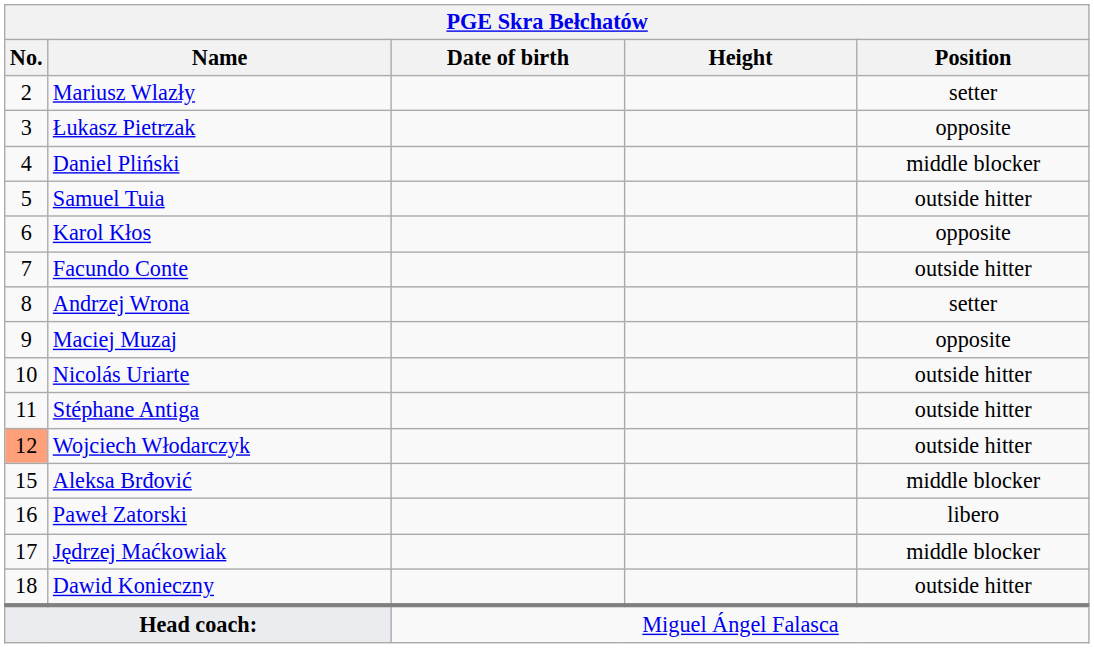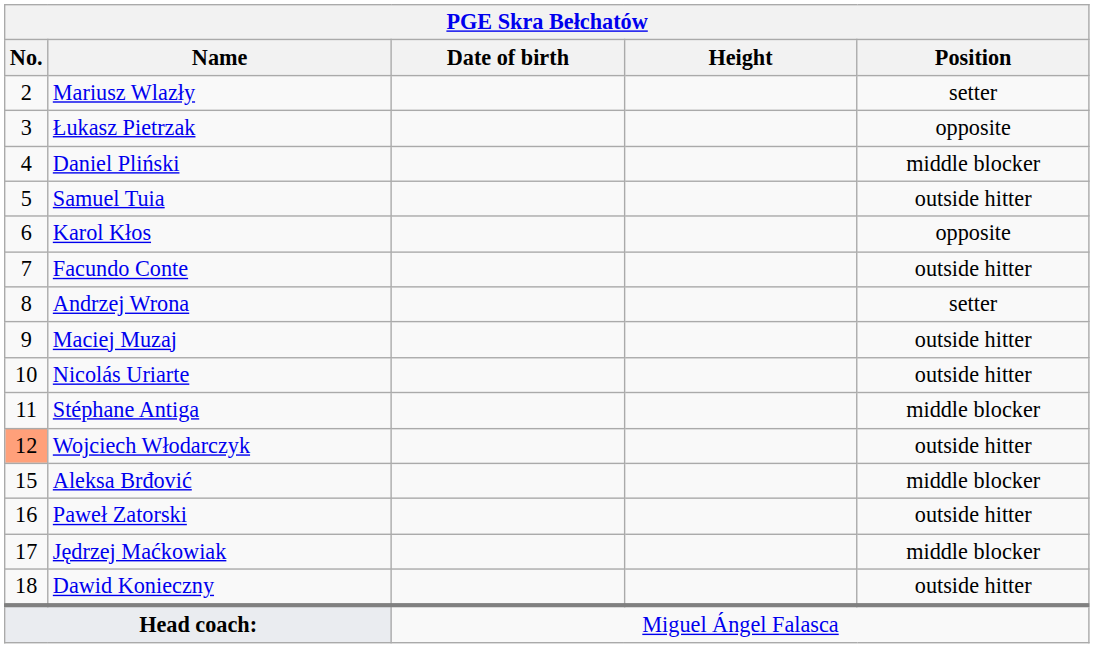(973, 339) opposite -> (973, 339) outside hitter
(973, 410) outside hitter -> (973, 410) middle blocker
(973, 515) libero -> (973, 515) outside hitter
